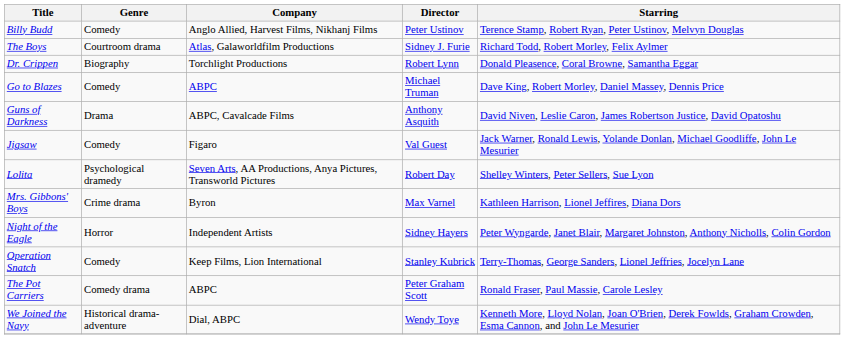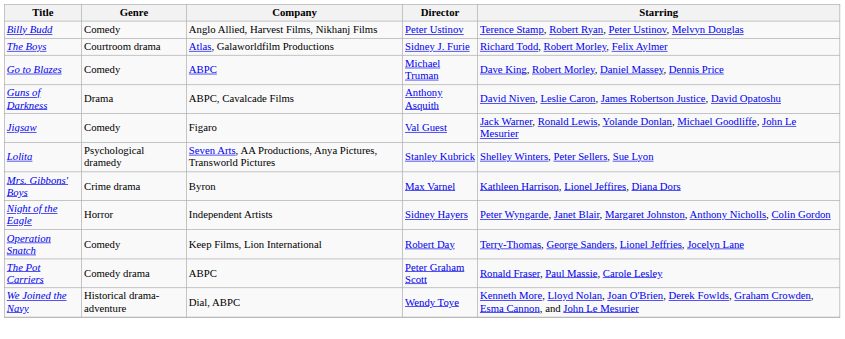- row: (32, 64)
(430, 174) Robert Day -> (440, 157) Stanley Kubrick
(440, 261) Stanley Kubrick -> (430, 244) Robert Day
